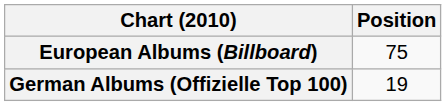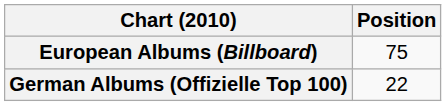(397, 84) 19 -> (397, 84) 22
